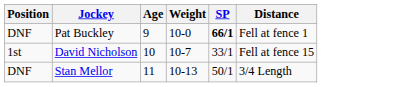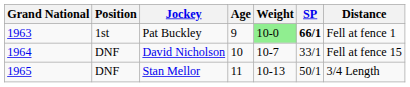+ column: (48, 14)
(19, 33) DNF -> (102, 33) 1st
(180, 33) no background -> (268, 33) lightgreen background
(14, 52) 1st -> (107, 52) DNF
